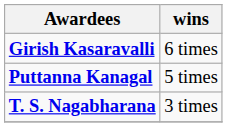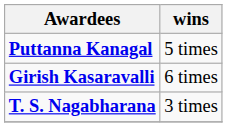rows swapped: (82, 48) <-> (81, 77)
